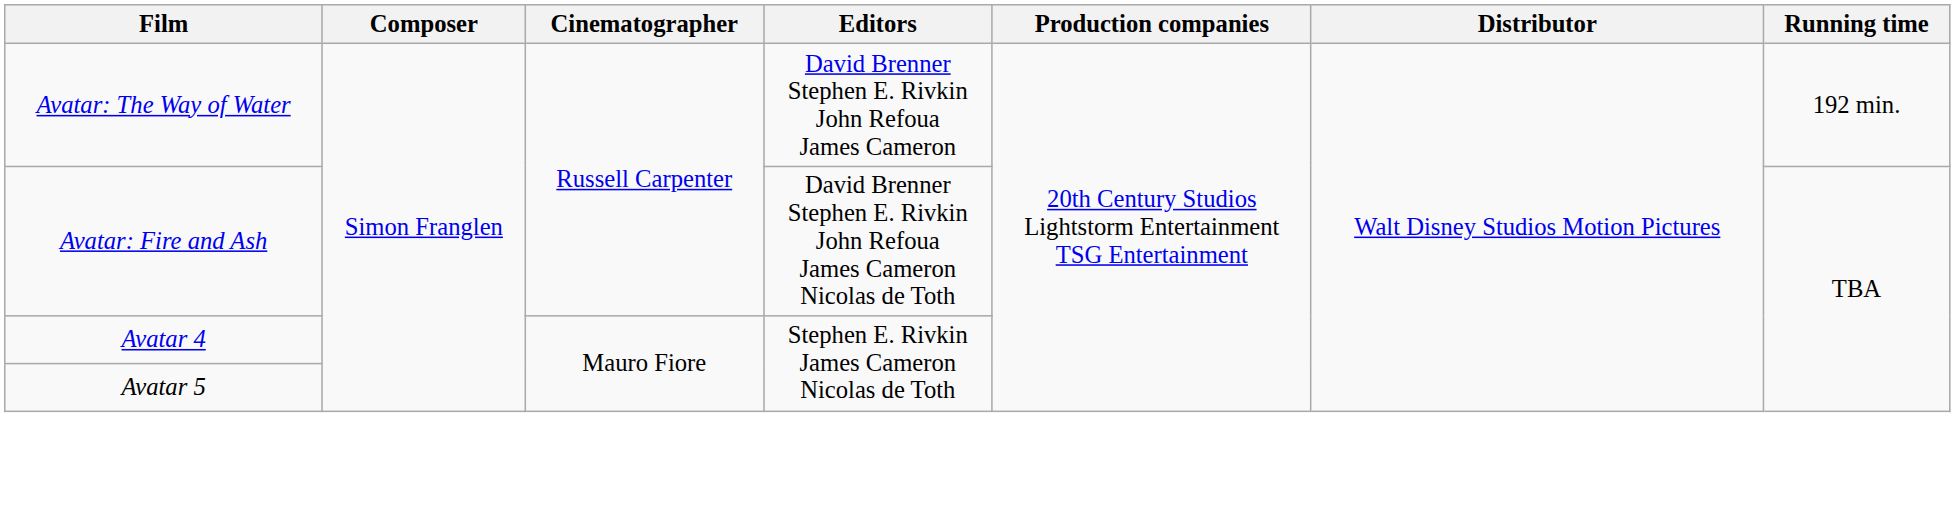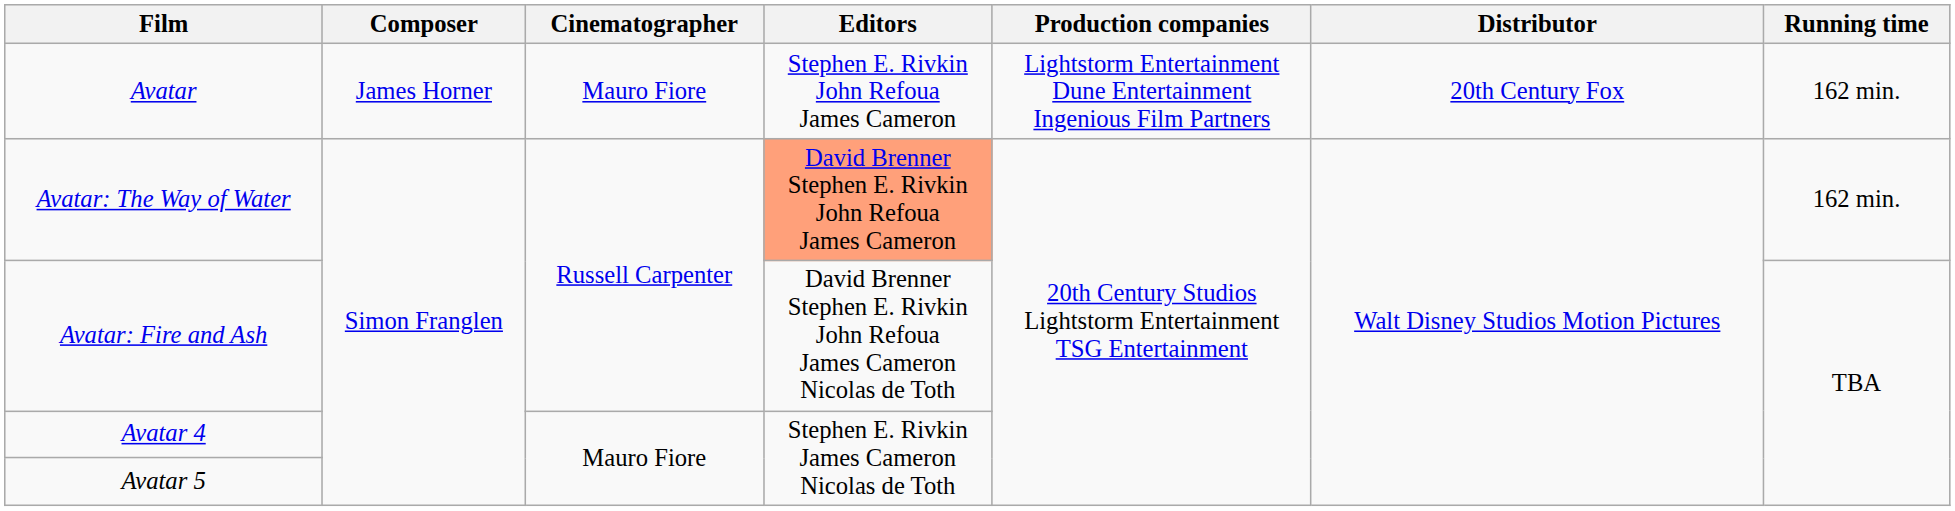+ row: (164, 90)
(878, 104) no background -> (878, 199) lightsalmon background
(1857, 104) 192 min. -> (1857, 199) 162 min.
